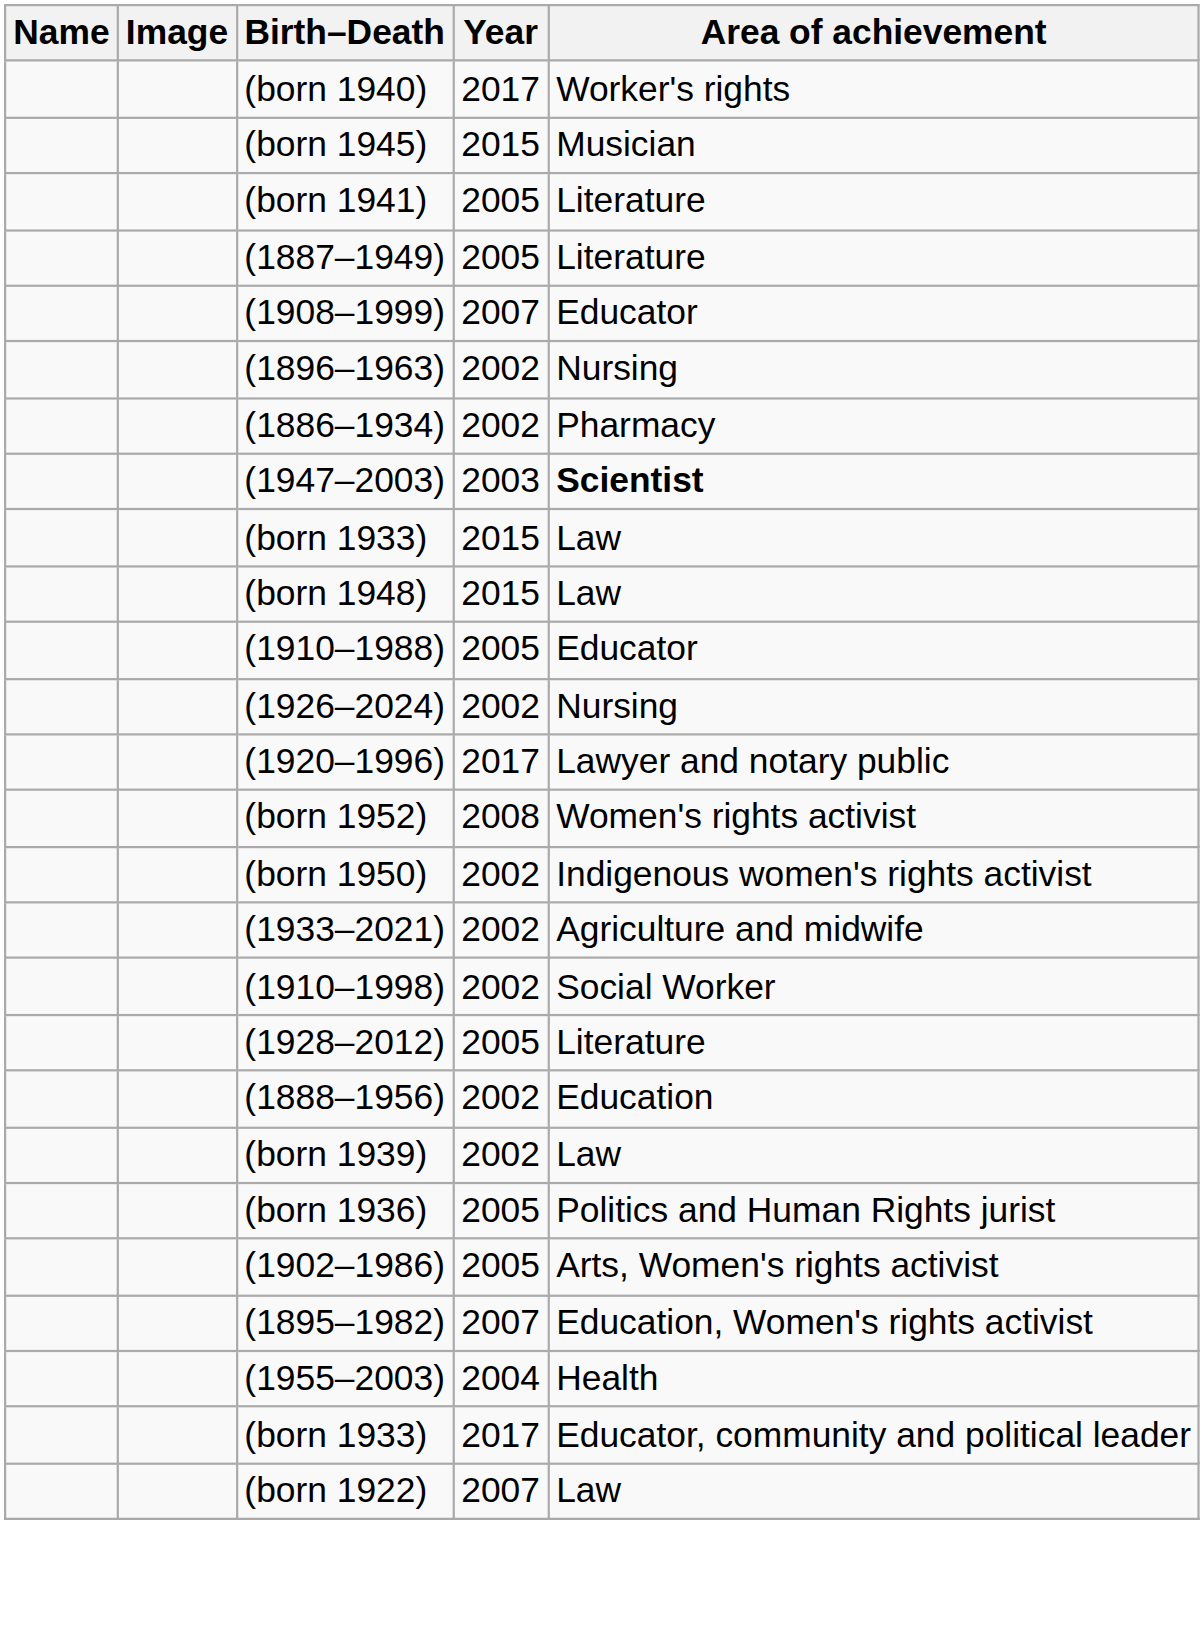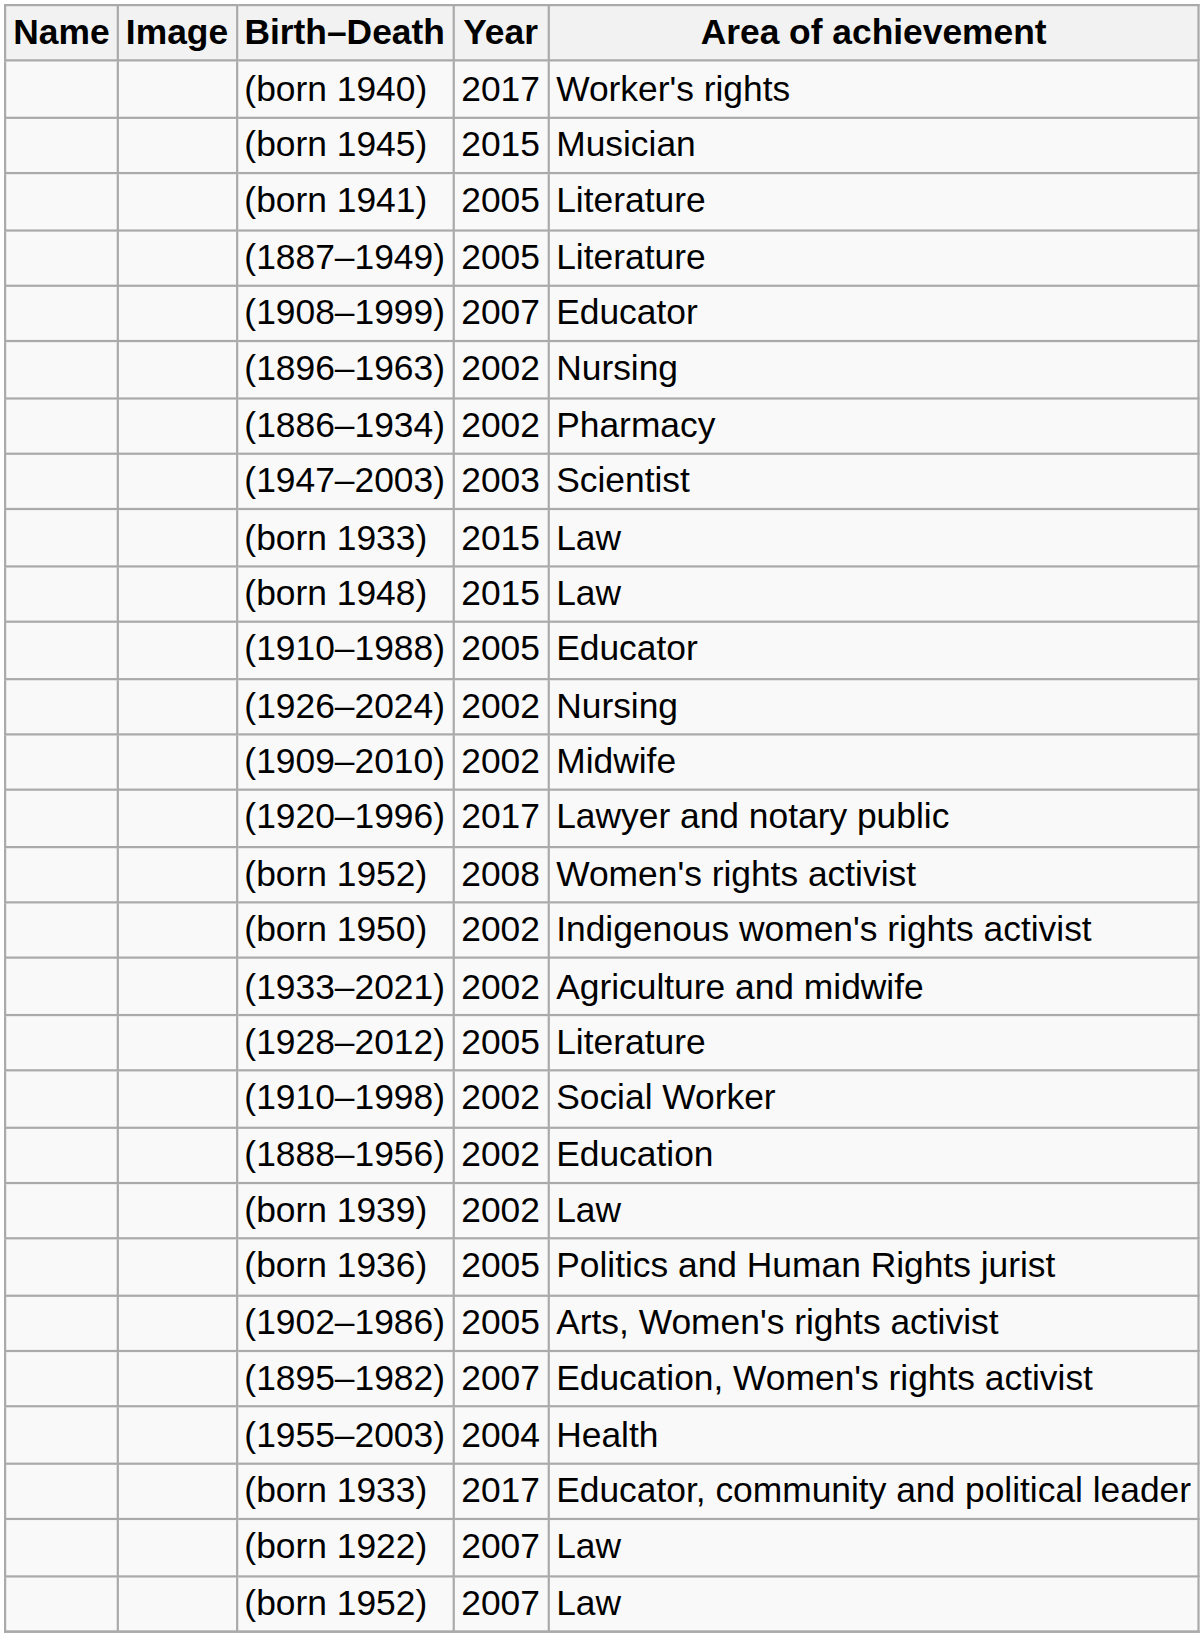(630, 481) bold -> (623, 481) normal
+ row: (345, 761)
rows swapped: (345, 985) <-> (345, 1041)
+ row: (336, 1602)
